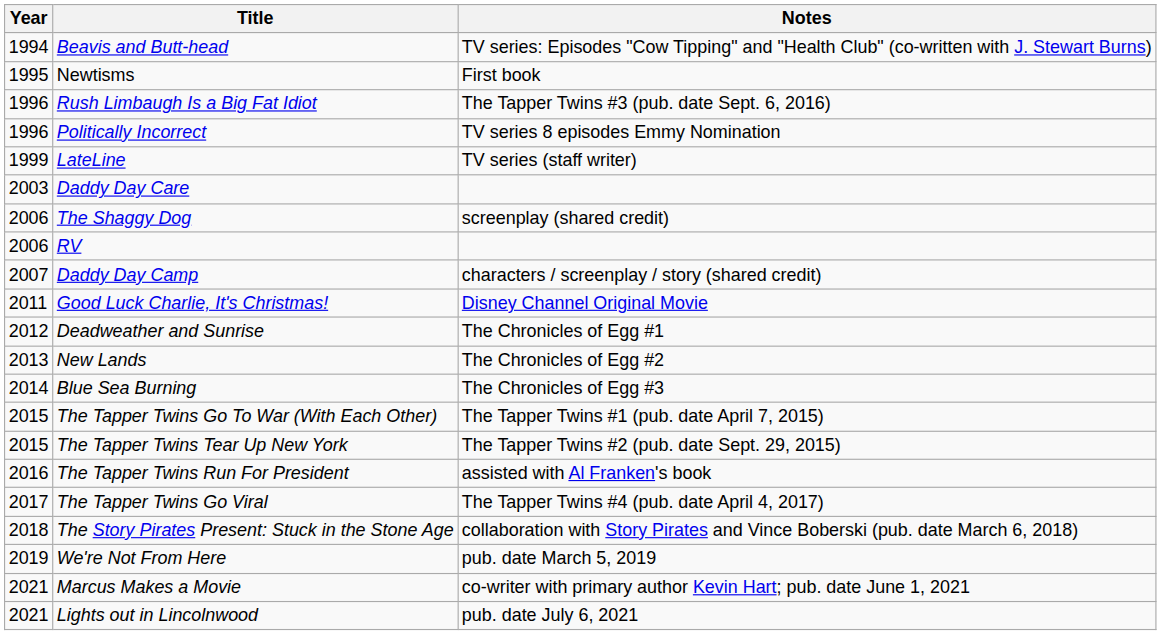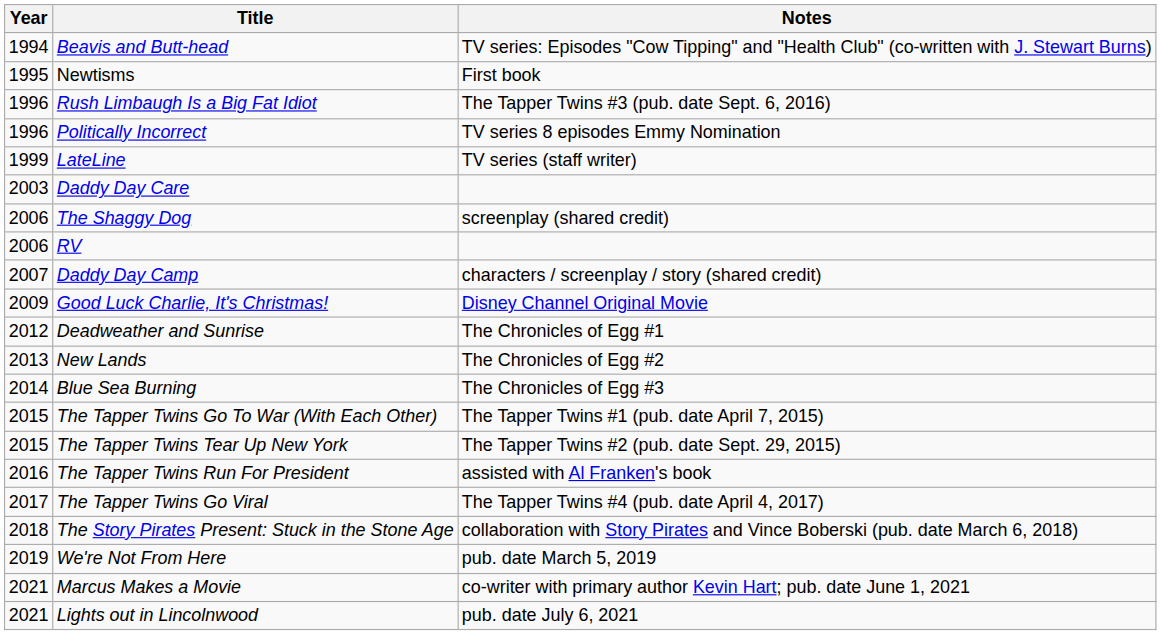(28, 302) 2011 -> (29, 302) 2009
